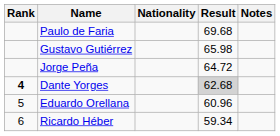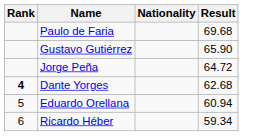- column: (256, 13)
(218, 49) 65.98 -> (218, 49) 65.90
(218, 85) lightgrey background -> (218, 85) no background
(218, 103) 60.96 -> (218, 103) 60.94
